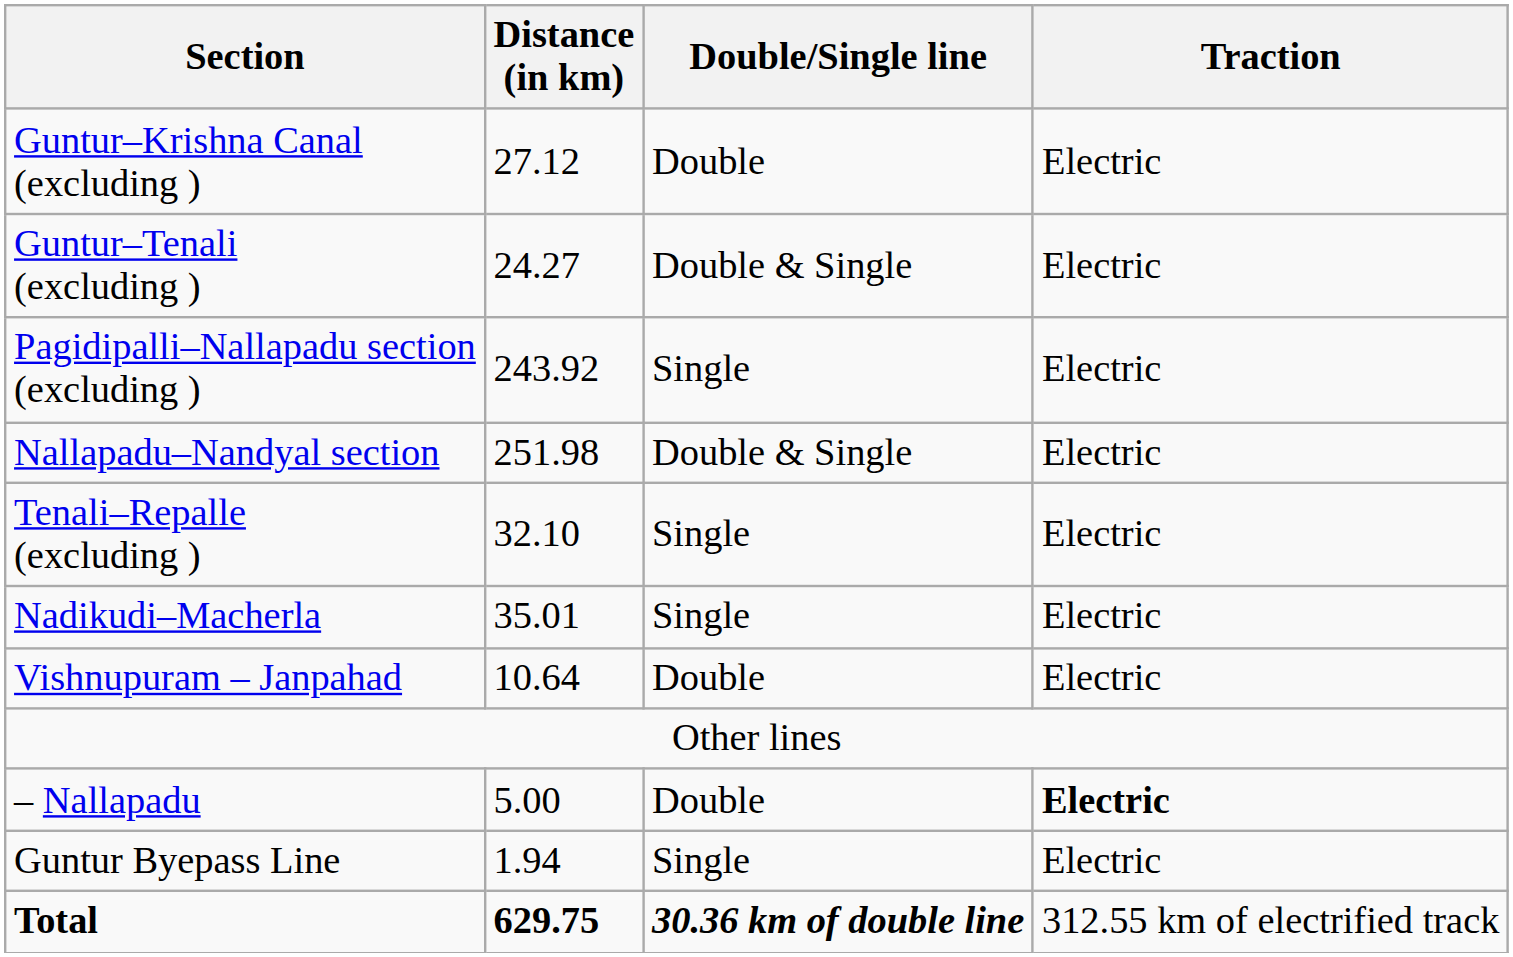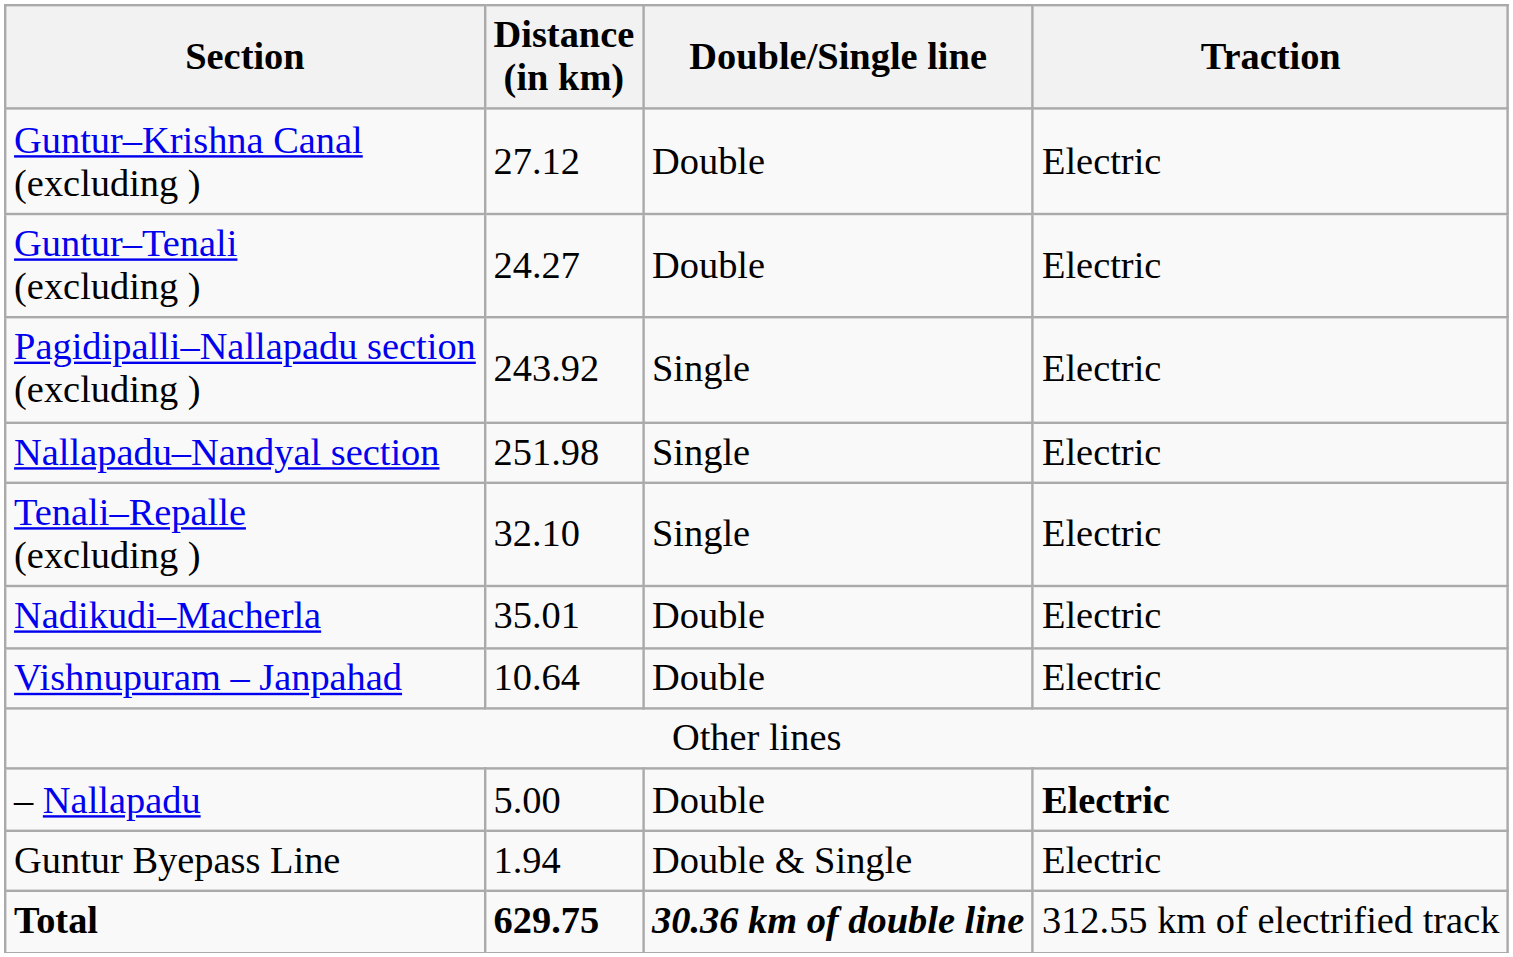(782, 264) Double & Single -> (709, 264) Double
(782, 451) Double & Single -> (701, 451) Single
(701, 616) Single -> (709, 616) Double
(701, 859) Single -> (782, 859) Double & Single
